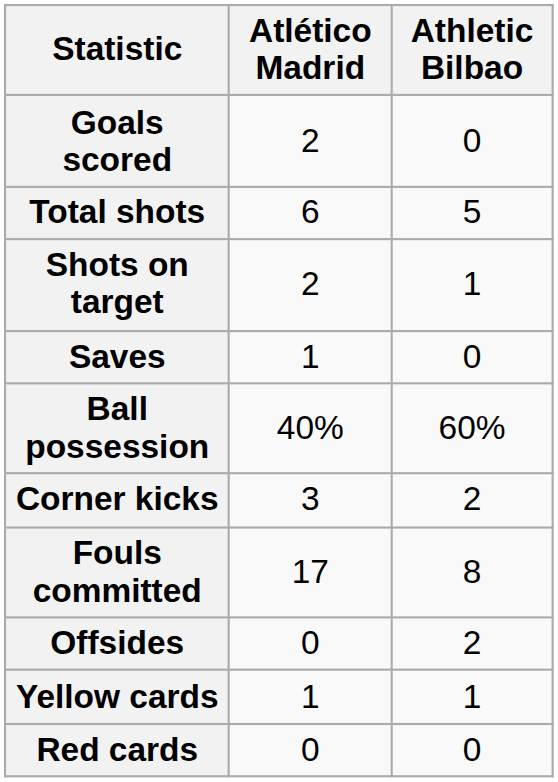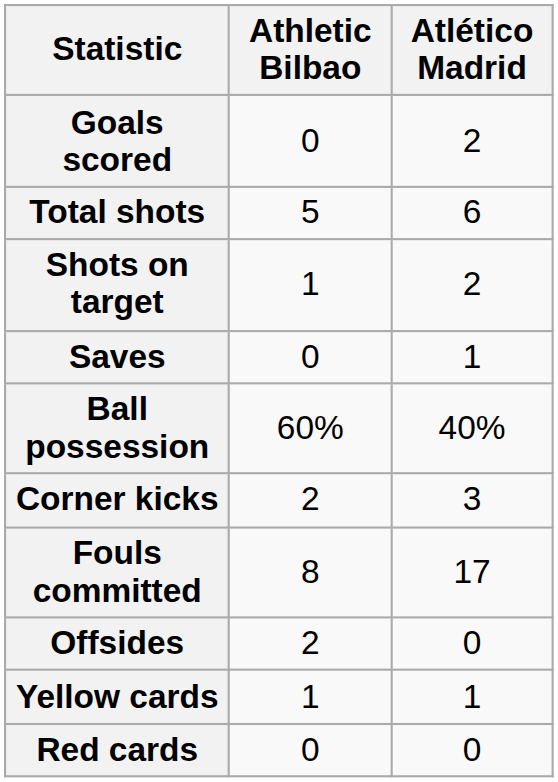columns swapped: (310, 49) <-> (472, 49)
